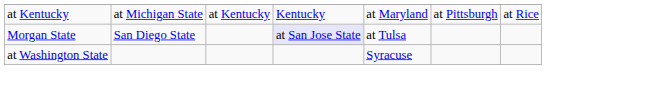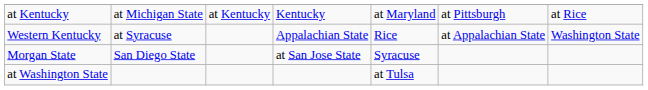+ row: (54, 34)
(318, 34) lavender background -> (318, 54) no background
(386, 34) at Tulsa -> (397, 54) Syracuse
(389, 54) Syracuse -> (394, 74) at Tulsa
